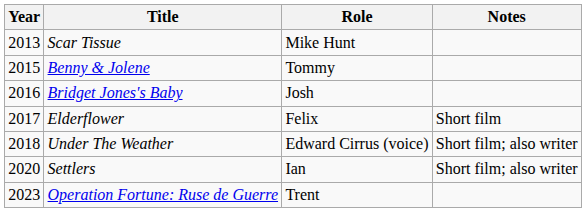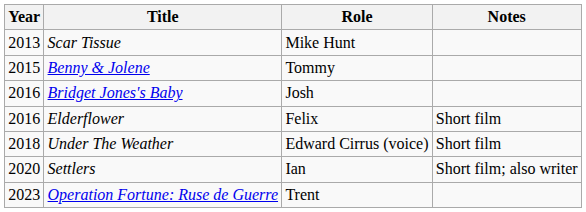(24, 118) 2017 -> (24, 118) 2016
(507, 144) Short film; also writer -> (469, 144) Short film
